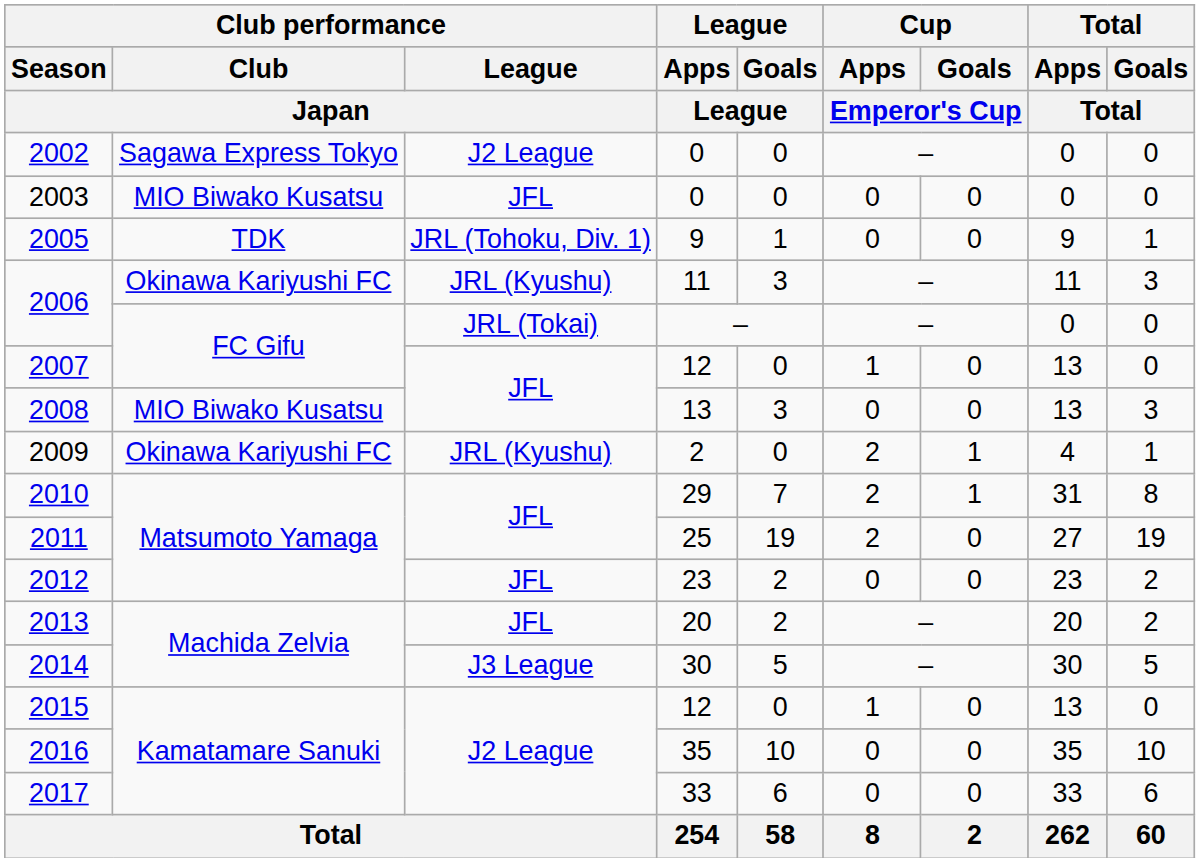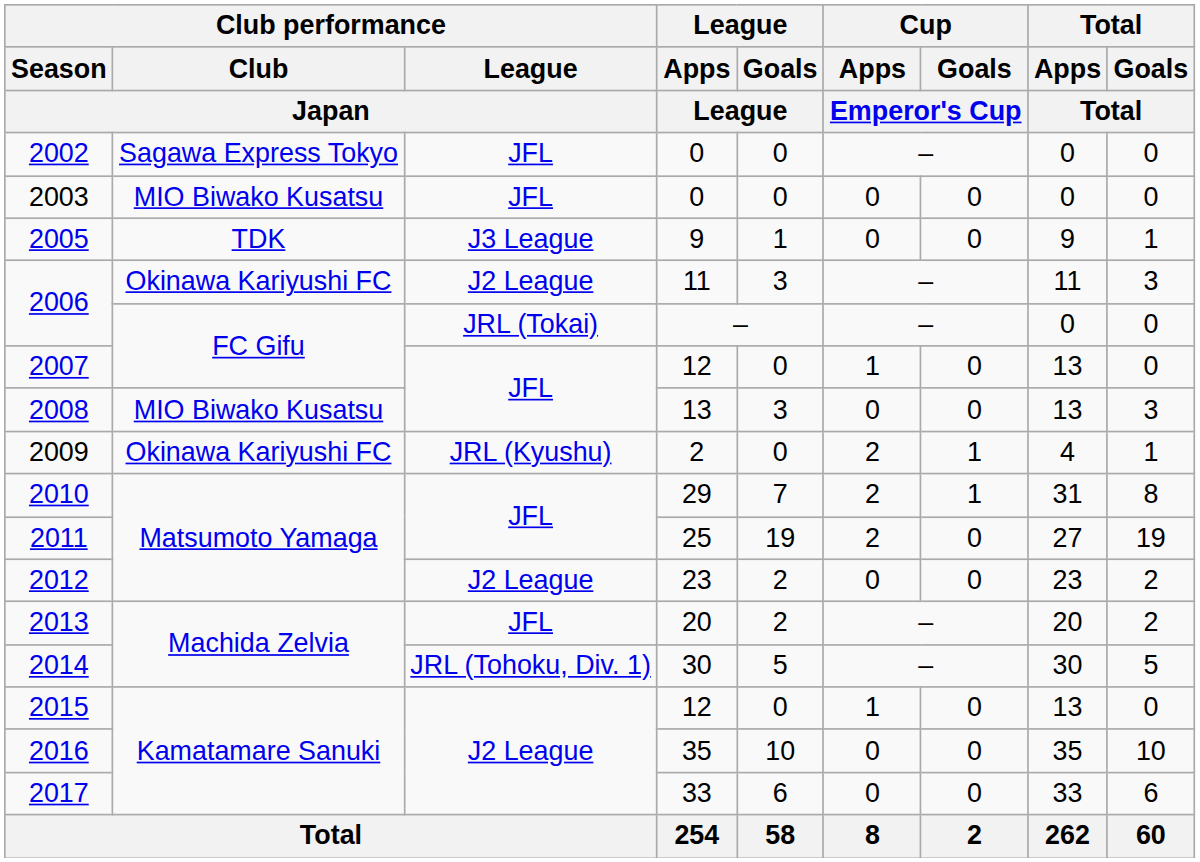(531, 153) J2 League -> (531, 153) JFL
(531, 238) JRL (Tohoku, Div. 1) -> (531, 238) J3 League
(531, 281) JRL (Kyushu) -> (531, 281) J2 League
(531, 580) JFL -> (531, 580) J2 League
(531, 665) J3 League -> (531, 665) JRL (Tohoku, Div. 1)
